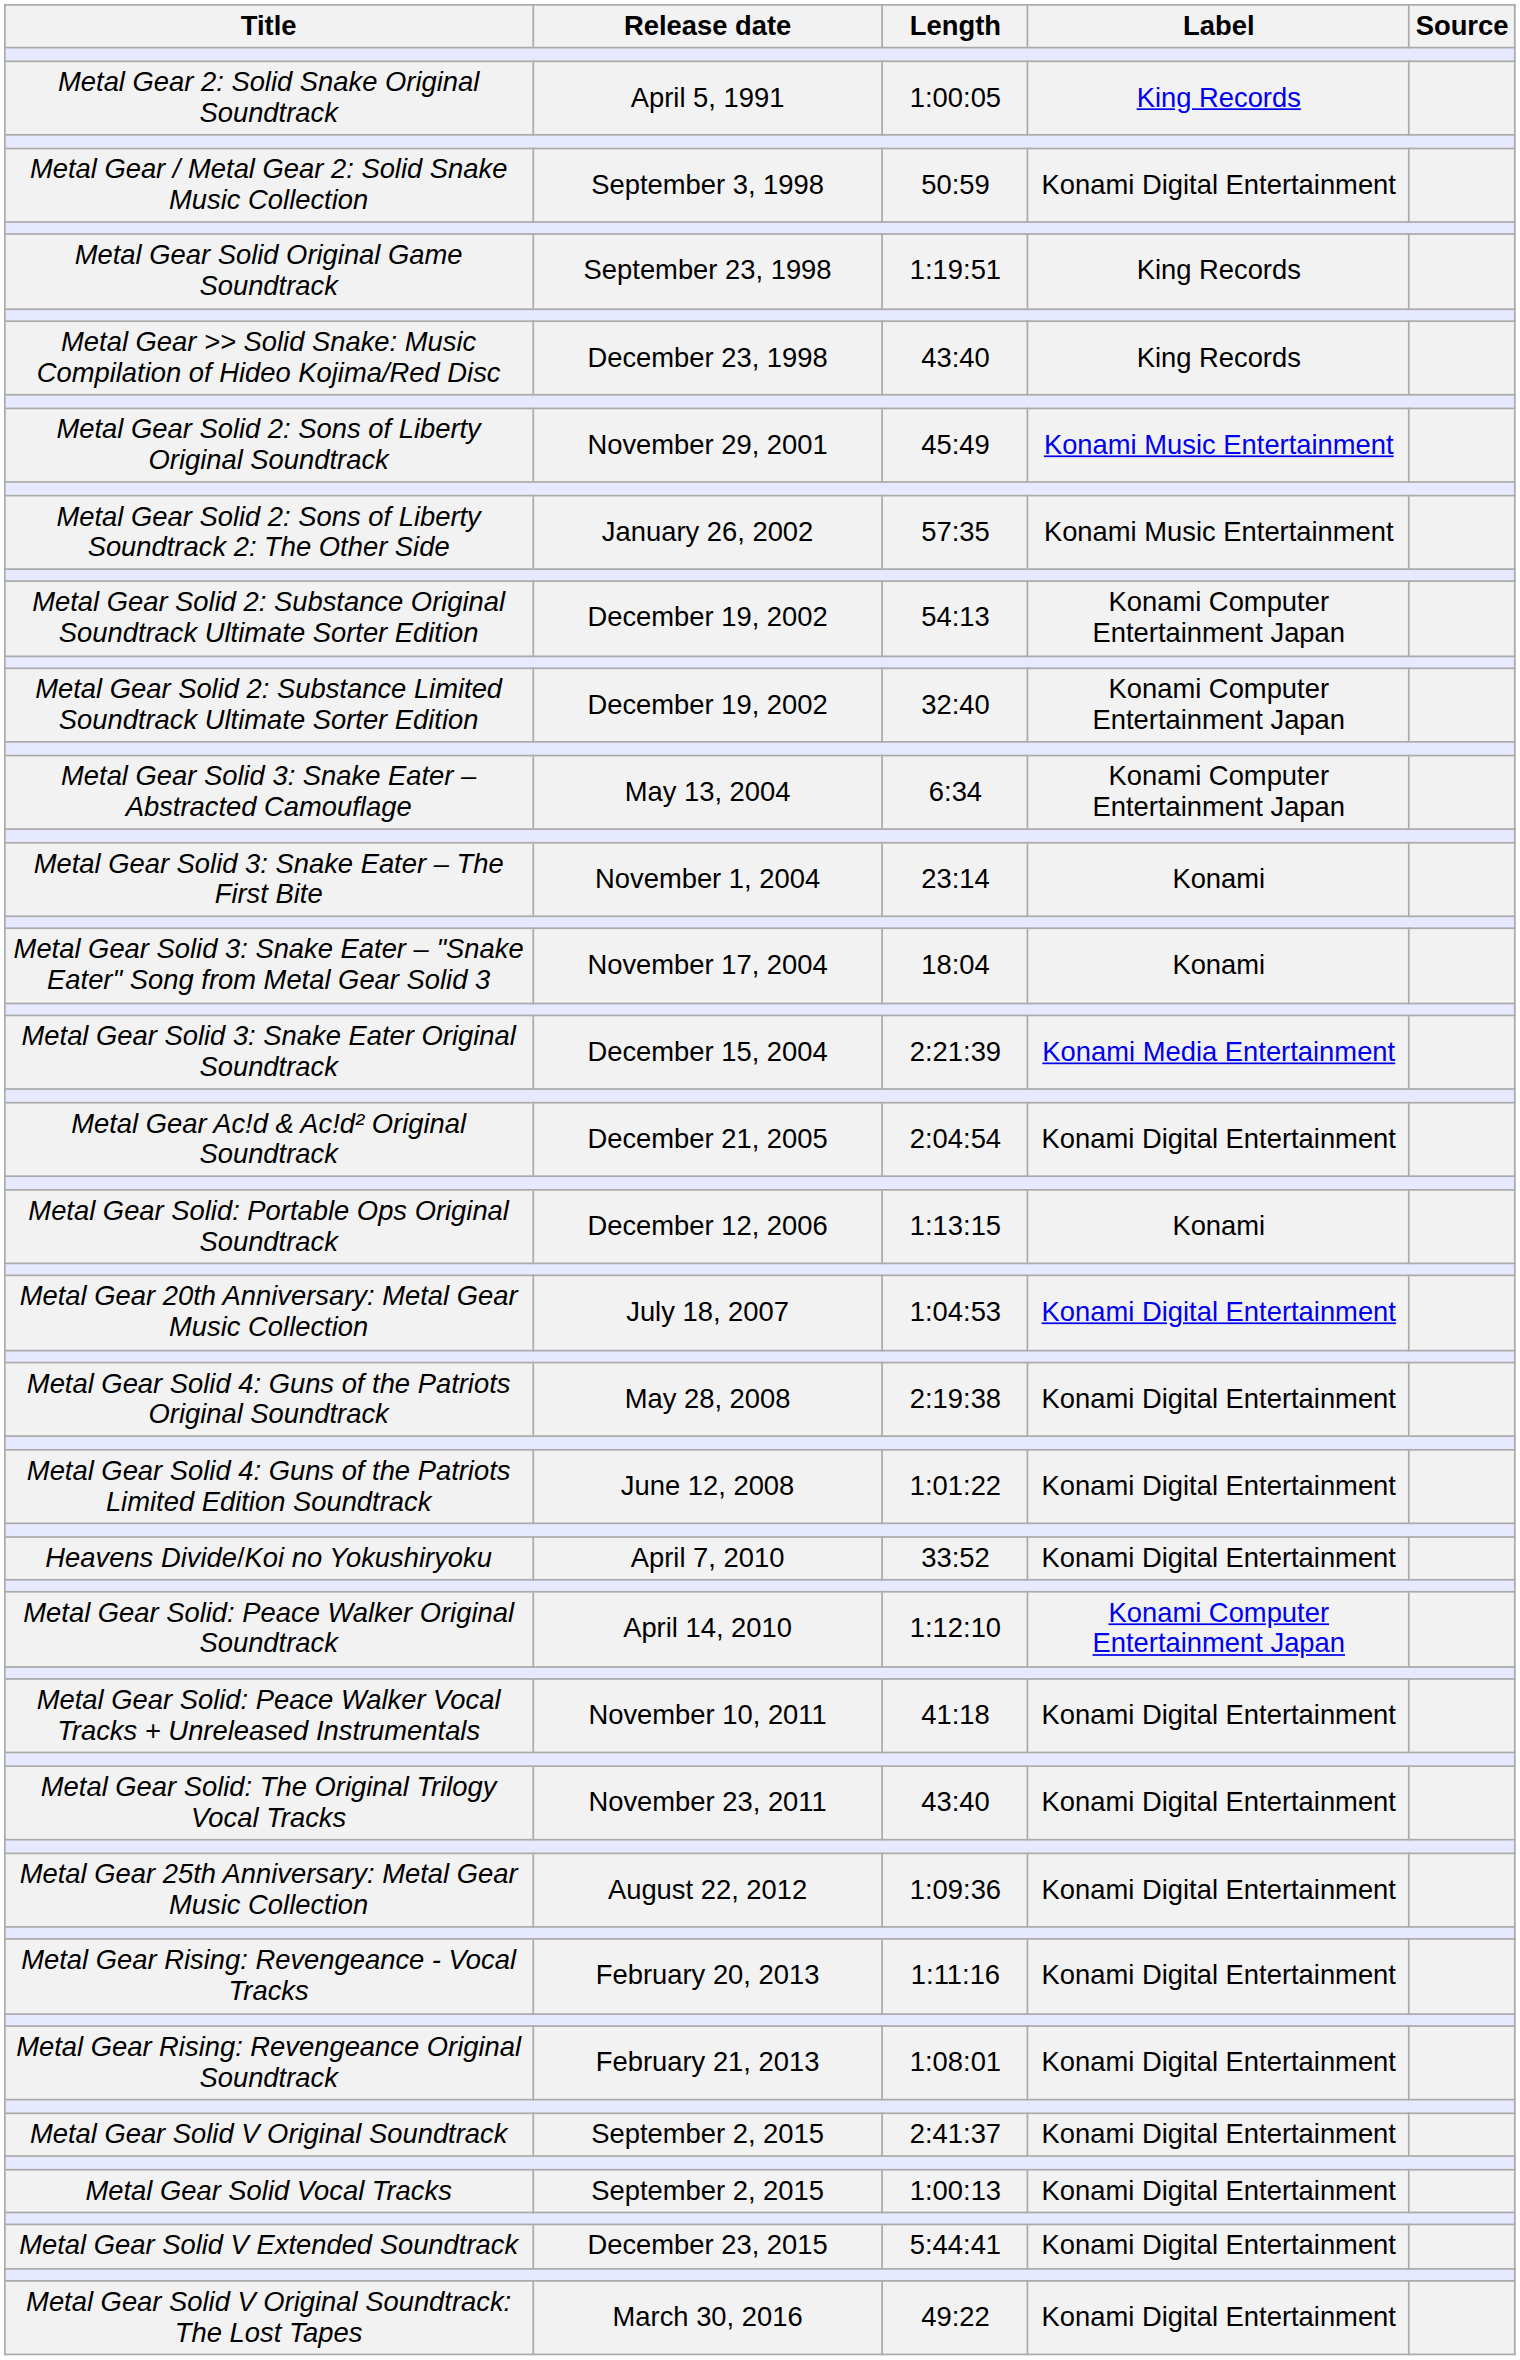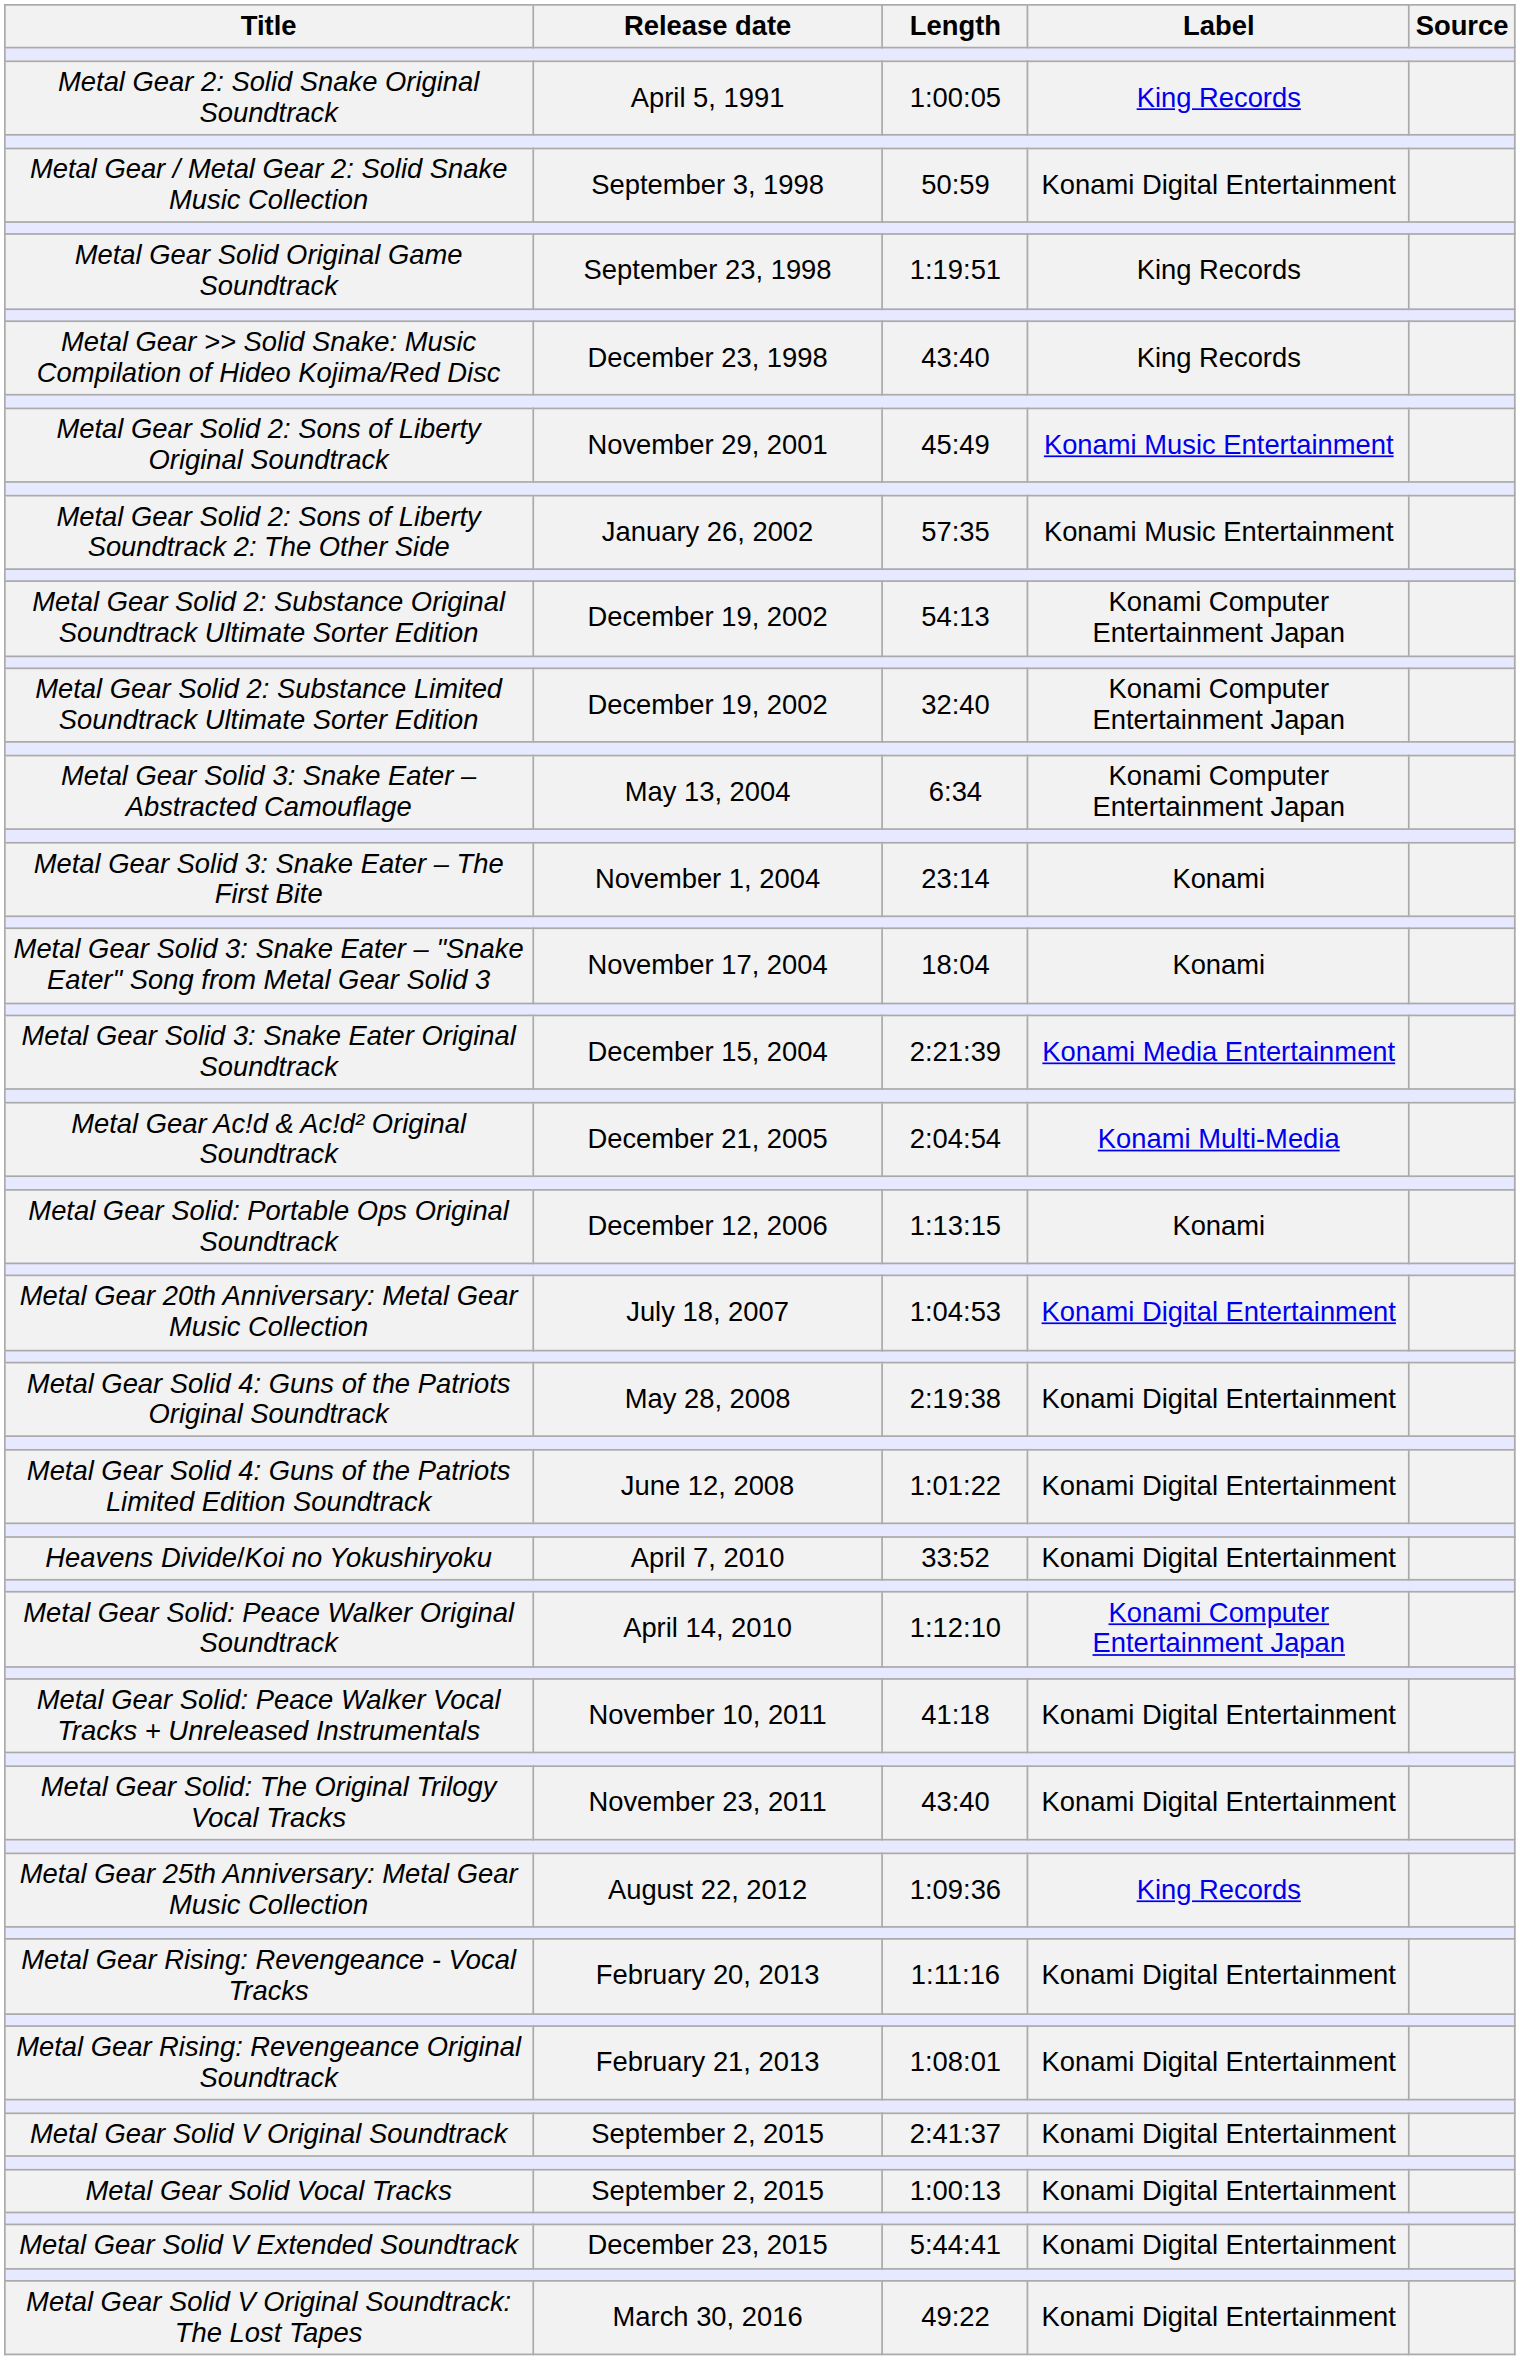(1219, 1138) Konami Digital Entertainment -> (1219, 1138) Konami Multi-Media
(1219, 1889) Konami Digital Entertainment -> (1219, 1889) King Records
